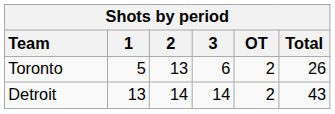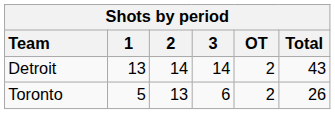rows swapped: (35, 69) <-> (32, 95)
